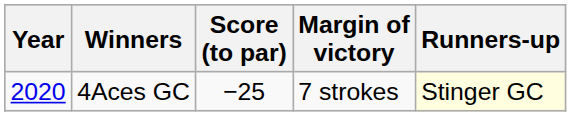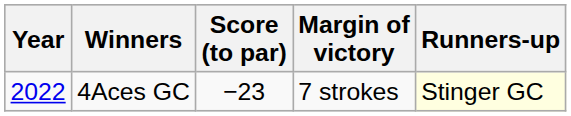(38, 92) 2020 -> (38, 92) 2022
(244, 92) −25 -> (244, 92) −23
